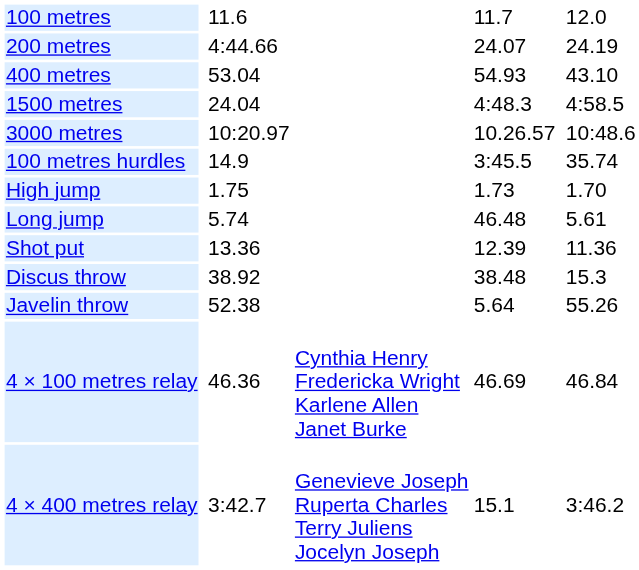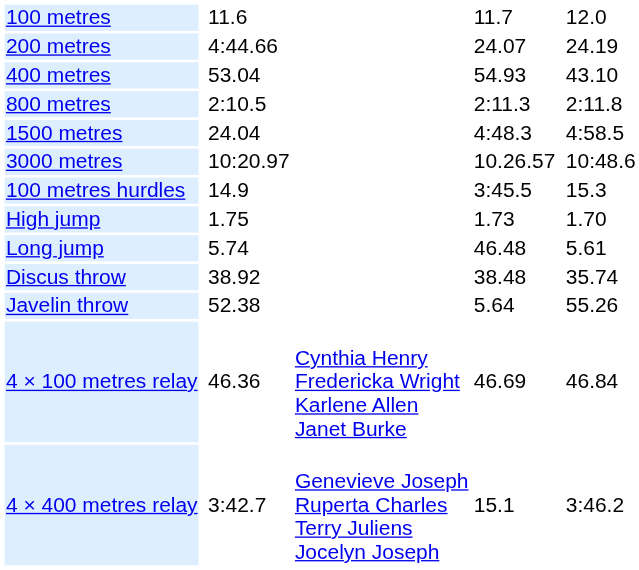+ row: (58, 104)
(592, 161) 35.74 -> (586, 190) 15.3
- row: (45, 248)
(586, 276) 15.3 -> (592, 276) 35.74
